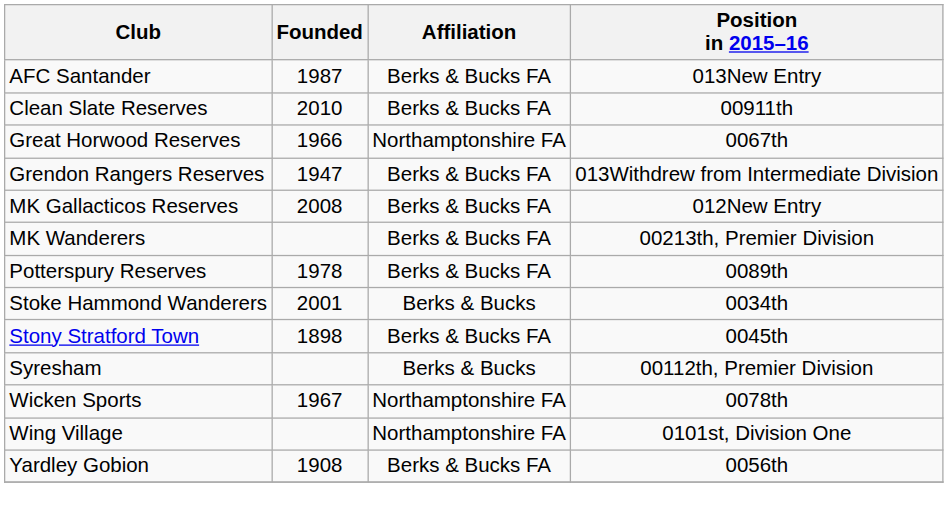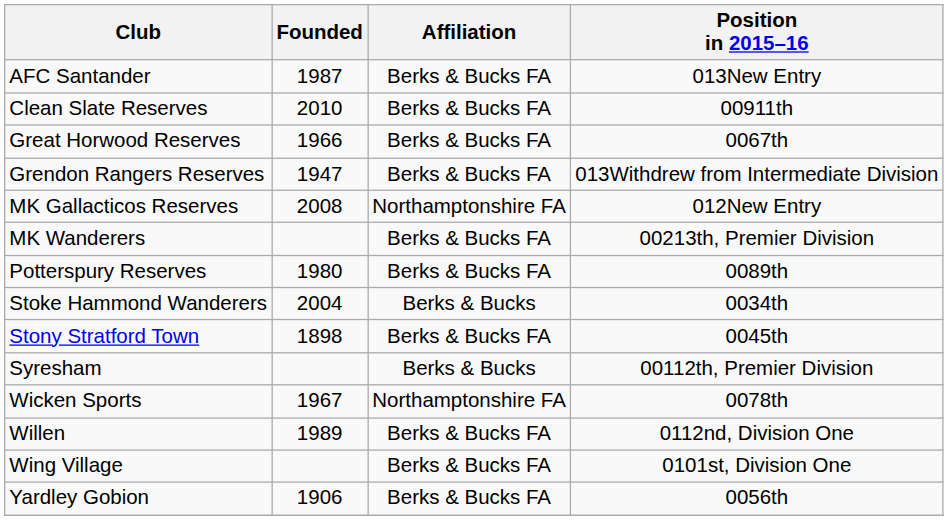(469, 141) Northamptonshire FA -> (469, 141) Berks & Bucks FA
(469, 206) Berks & Bucks FA -> (469, 206) Northamptonshire FA
(320, 271) 1978 -> (320, 271) 1980
(320, 303) 2001 -> (320, 303) 2004
+ row: (37, 433)
(469, 433) Northamptonshire FA -> (469, 466) Berks & Bucks FA
(320, 466) 1908 -> (320, 498) 1906
